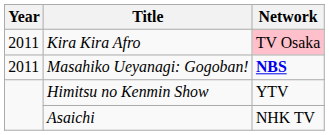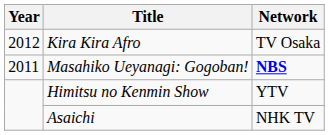(24, 42) 2011 -> (24, 42) 2012
(288, 42) pink background -> (288, 42) no background
